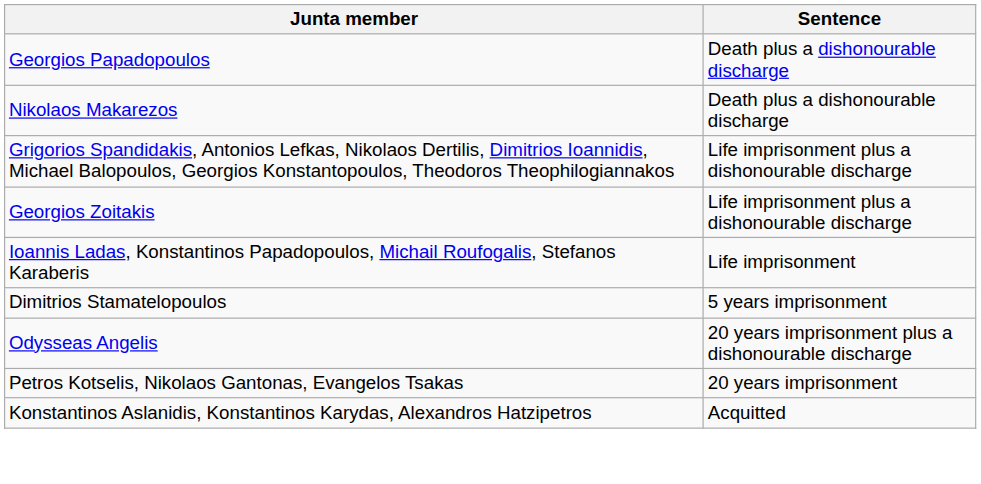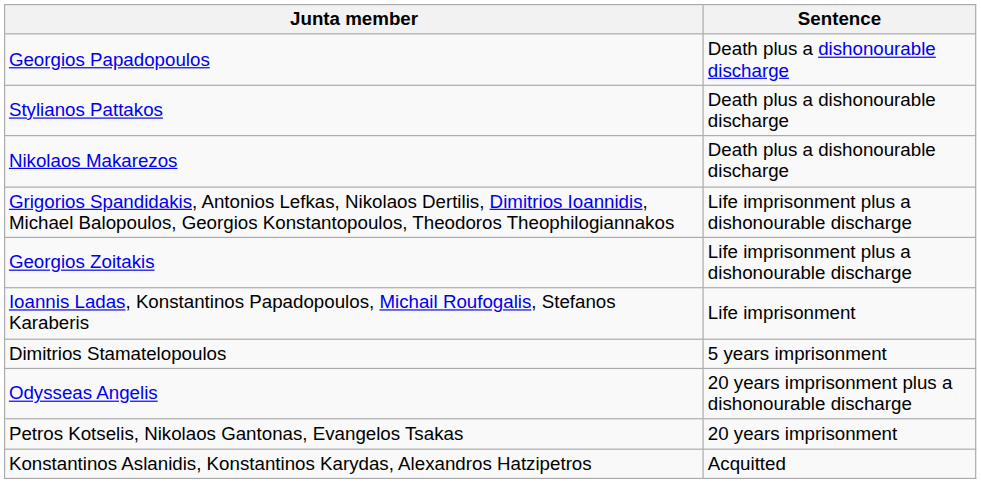+ row: (86, 110)
